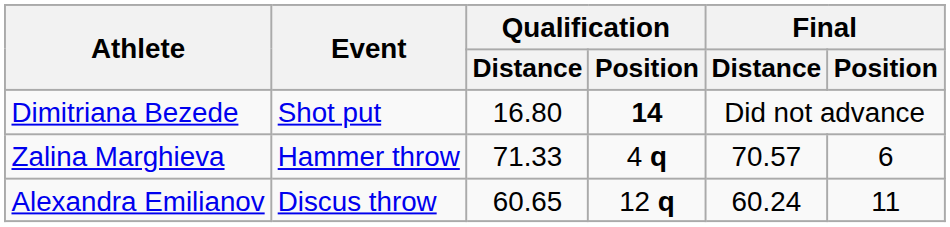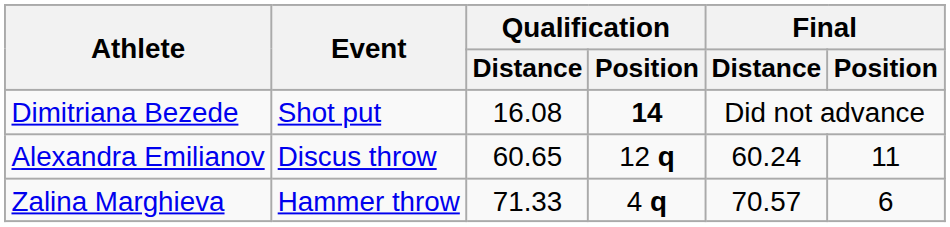(527, 113) 16.80 -> (527, 113) 16.08
rows swapped: (138, 200) <-> (118, 157)
